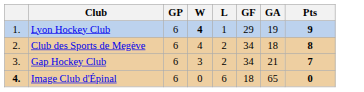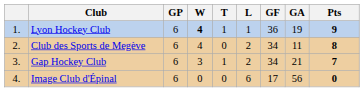+ column: (224, 12)
(248, 29) 29 -> (273, 29) 36
(273, 45) 18 -> (297, 45) 11
(16, 78) bold -> (16, 78) normal
(248, 78) 18 -> (273, 78) 17
(273, 78) 65 -> (297, 78) 56
